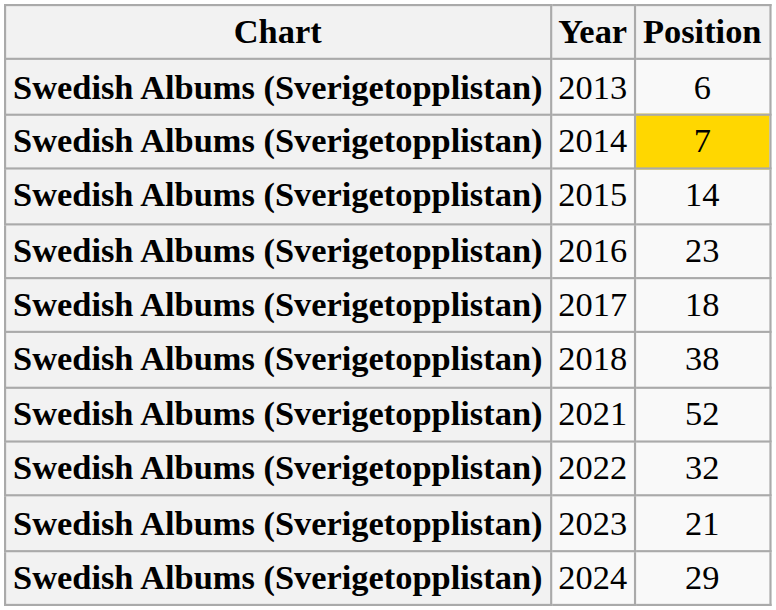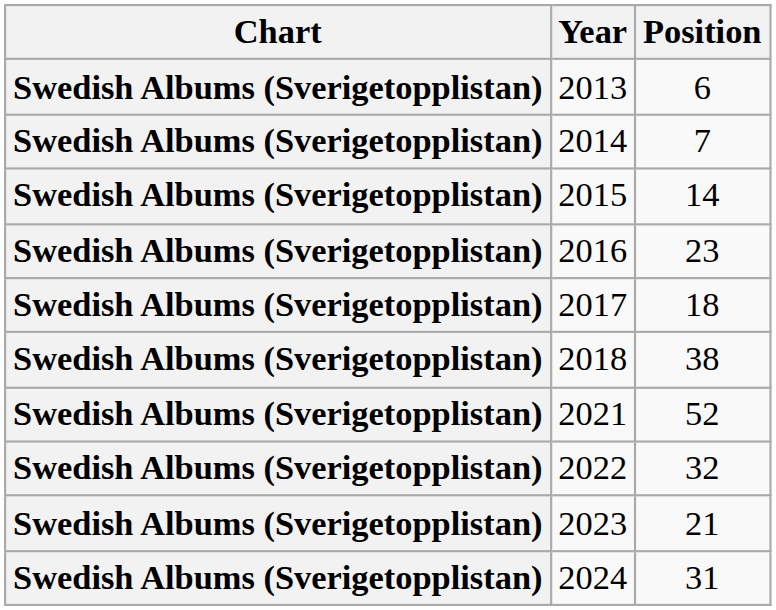(702, 140) gold background -> (702, 140) no background
(702, 577) 29 -> (702, 577) 31
